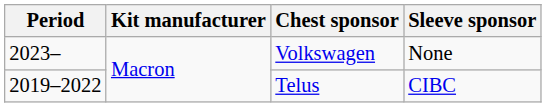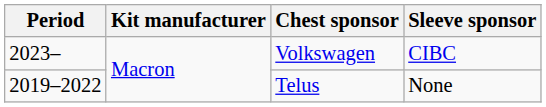(430, 53) None -> (432, 53) CIBC
(432, 85) CIBC -> (430, 85) None
